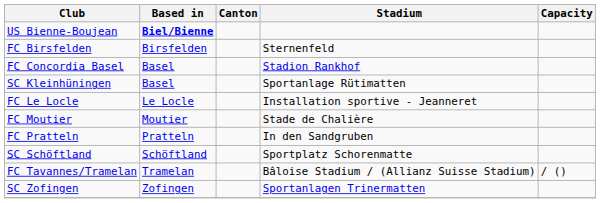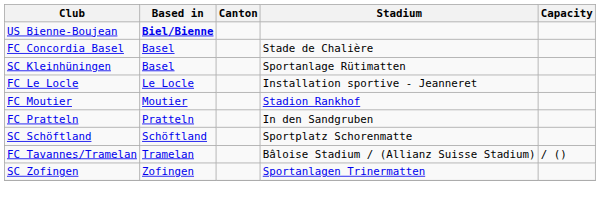- row: (49, 48)
(311, 66) Stadion Rankhof -> (318, 48) Stade de Chalière
(318, 119) Stade de Chalière -> (311, 101) Stadion Rankhof
